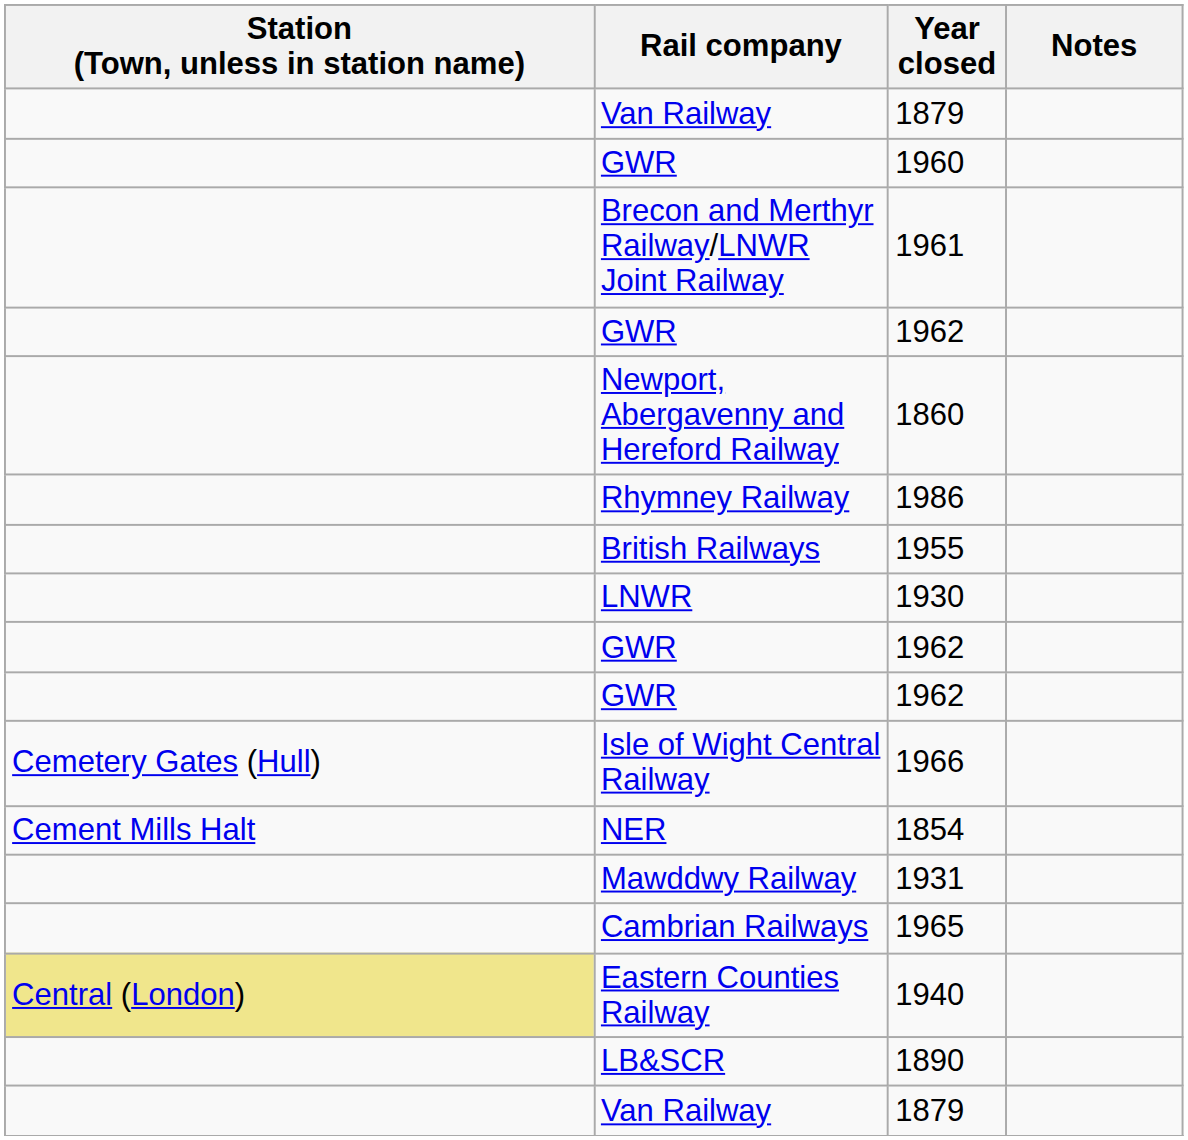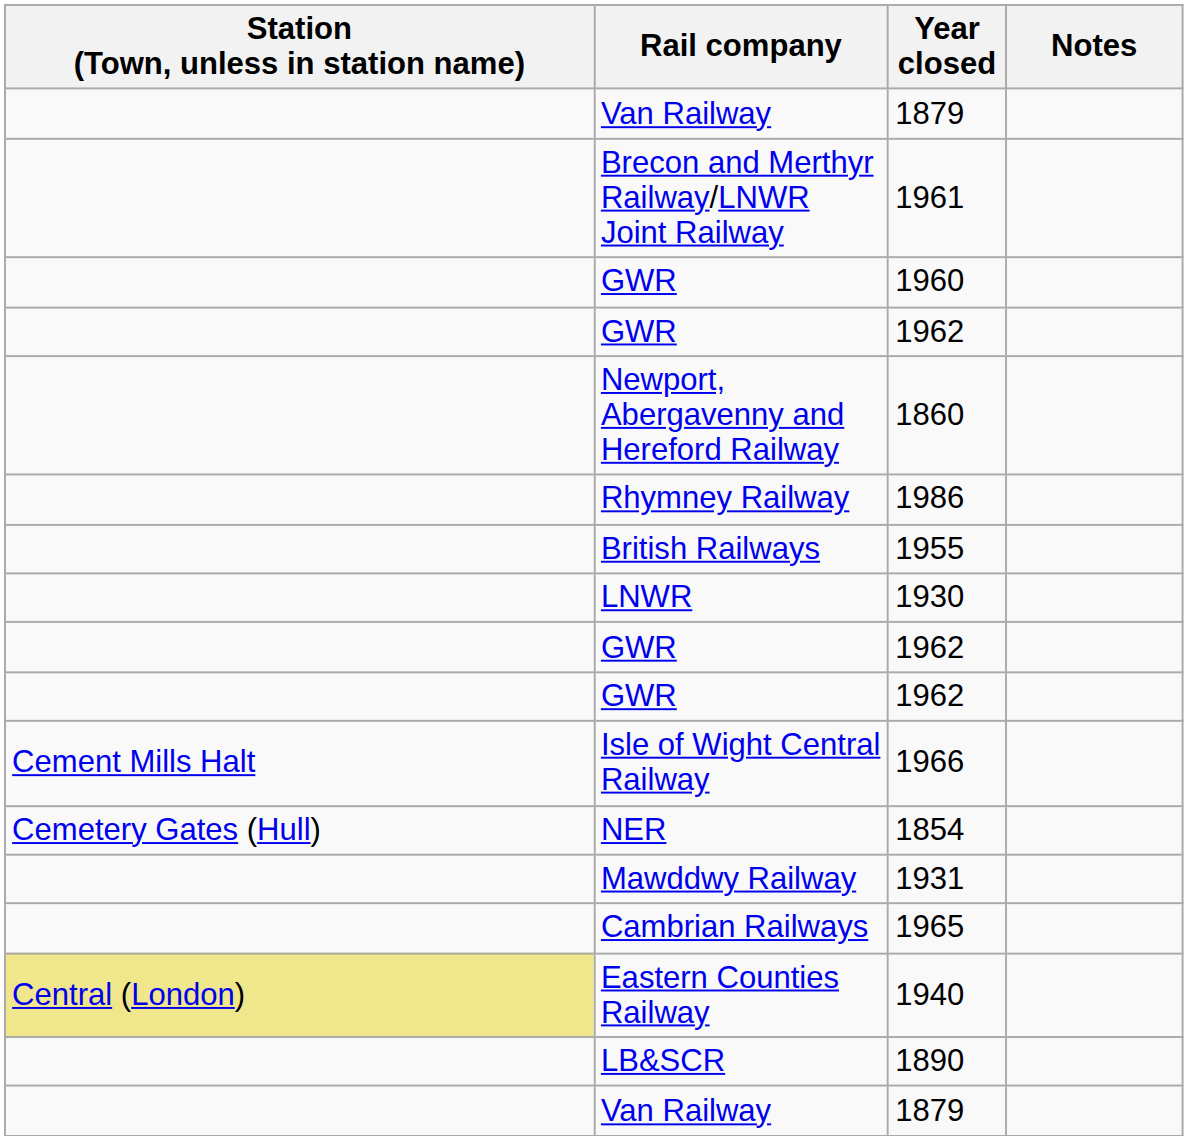rows swapped: (639, 162) <-> (737, 246)
(167, 762) Cemetery Gates (Hull) -> (134, 762) Cement Mills Halt
(134, 829) Cement Mills Halt -> (167, 829) Cemetery Gates (Hull)
